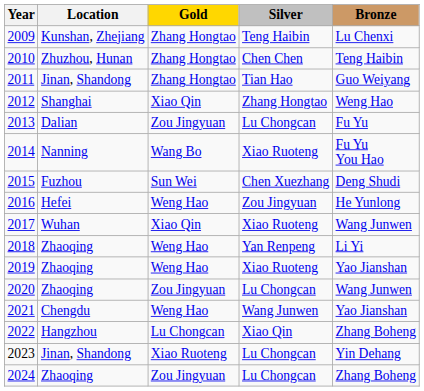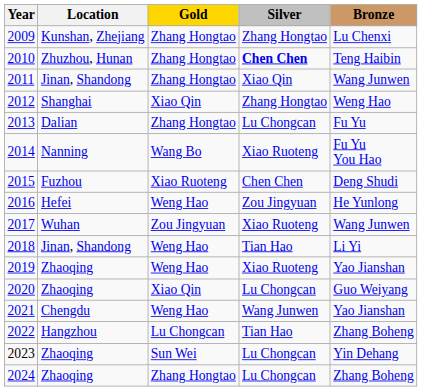(276, 36) Teng Haibin -> (285, 36) Zhang Hongtao
(272, 58) normal -> (275, 58) bold
(267, 79) Tian Hao -> (267, 79) Xiao Qin
(373, 79) Guo Weiyang -> (371, 79) Wang Junwen
(188, 123) Zou Jingyuan -> (193, 123) Zhang Hongtao
(174, 181) Sun Wei -> (189, 181) Xiao Ruoteng
(286, 181) Chen Xuezhang -> (272, 181) Chen Chen
(176, 224) Xiao Qin -> (188, 224) Zou Jingyuan
(67, 246) Zhaoqing -> (86, 246) Jinan, Shandong
(279, 246) Yan Renpeng -> (267, 246) Tian Hao
(188, 289) Zou Jingyuan -> (176, 289) Xiao Qin
(374, 289) Wang Junwen -> (371, 289) Guo Weiyang
(267, 332) Xiao Qin -> (267, 332) Tian Hao
(86, 354) Jinan, Shandong -> (67, 354) Zhaoqing
(189, 354) Xiao Ruoteng -> (174, 354) Sun Wei
(188, 375) Zou Jingyuan -> (193, 375) Zhang Hongtao
